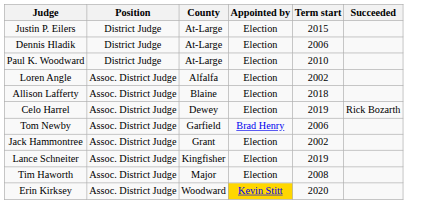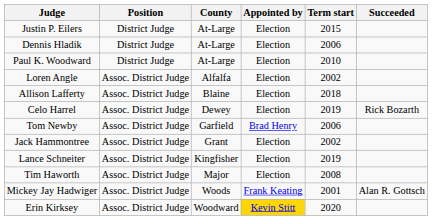+ row: (52, 191)
